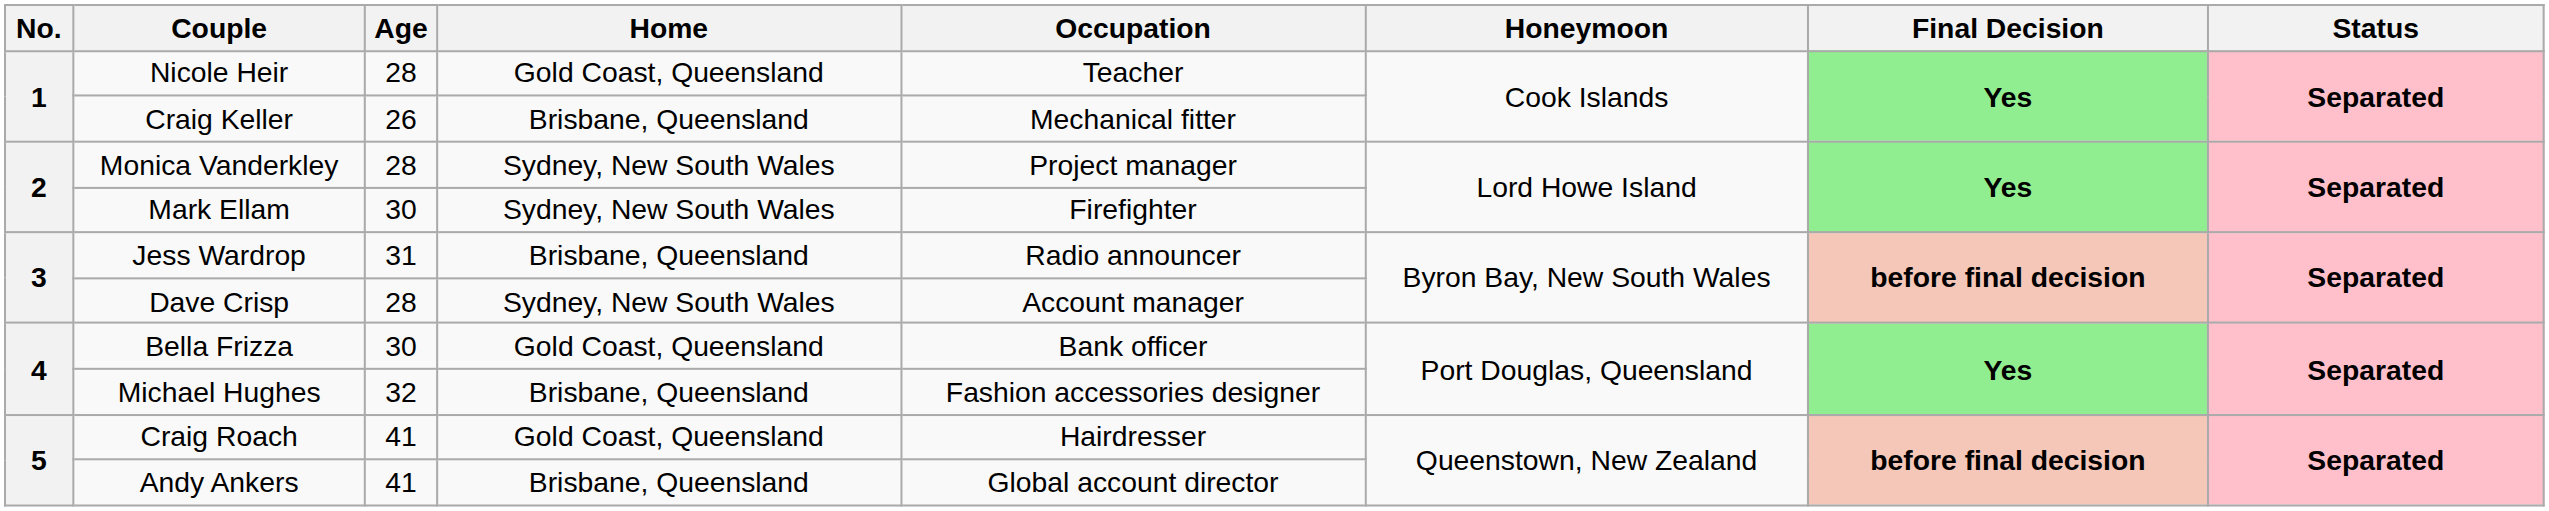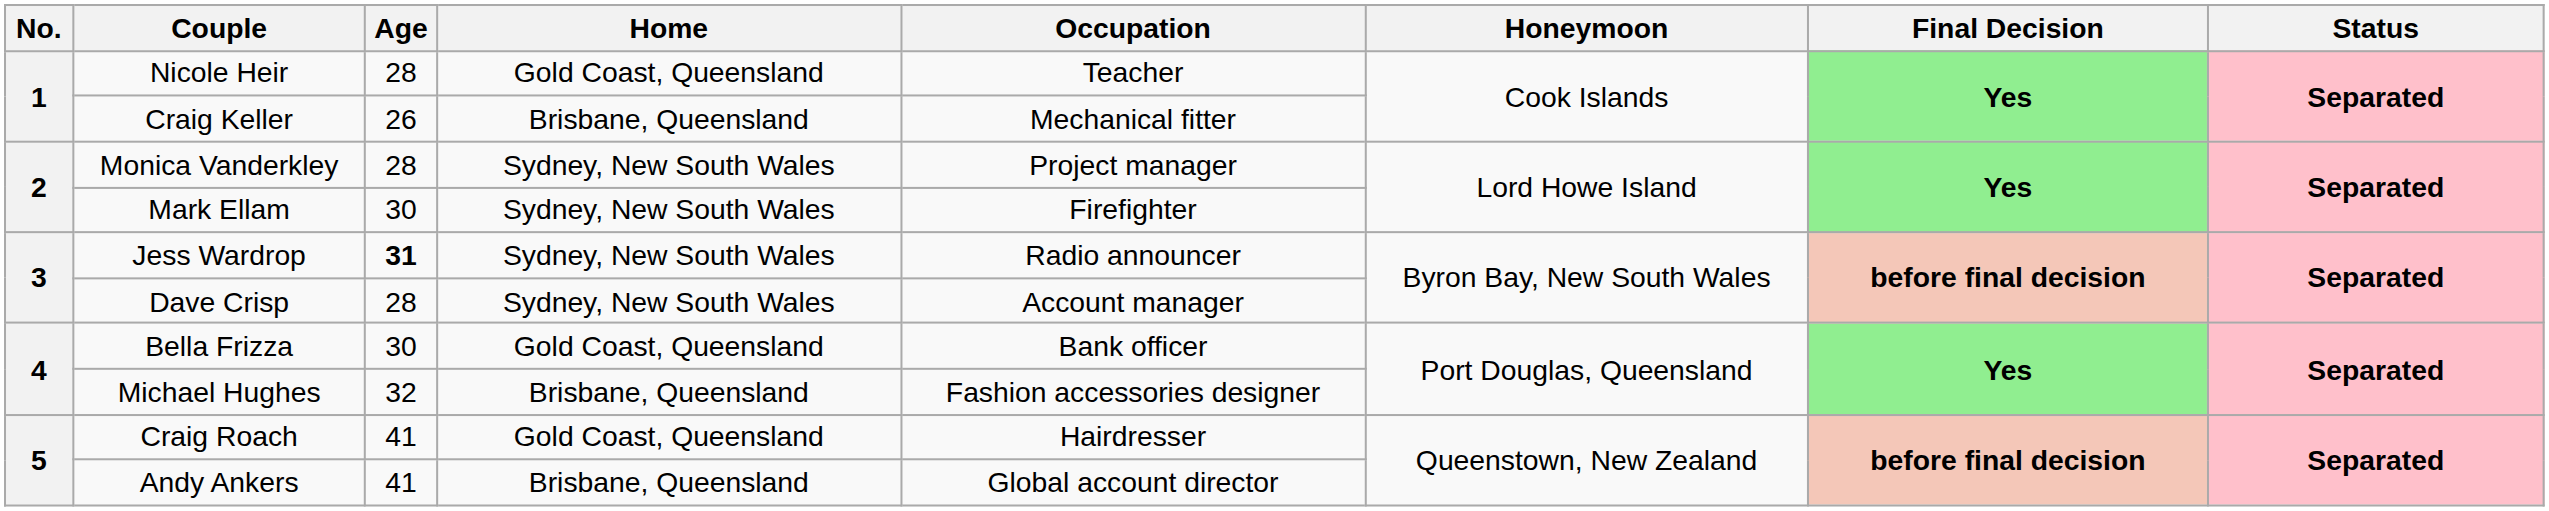(401, 255) normal -> (401, 255) bold
(669, 255) Brisbane, Queensland -> (669, 255) Sydney, New South Wales
